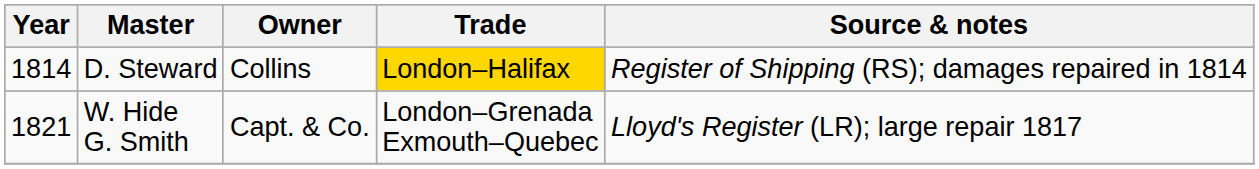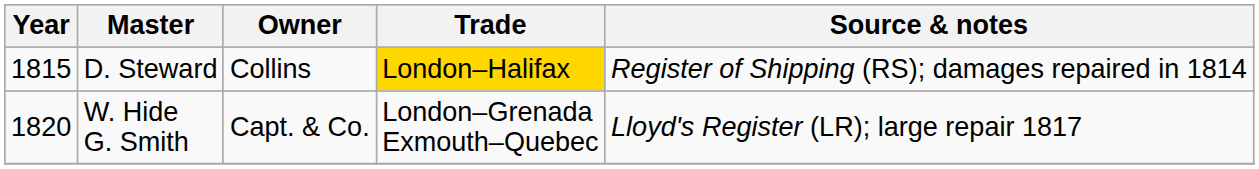(41, 68) 1814 -> (41, 68) 1815
(41, 126) 1821 -> (41, 126) 1820
